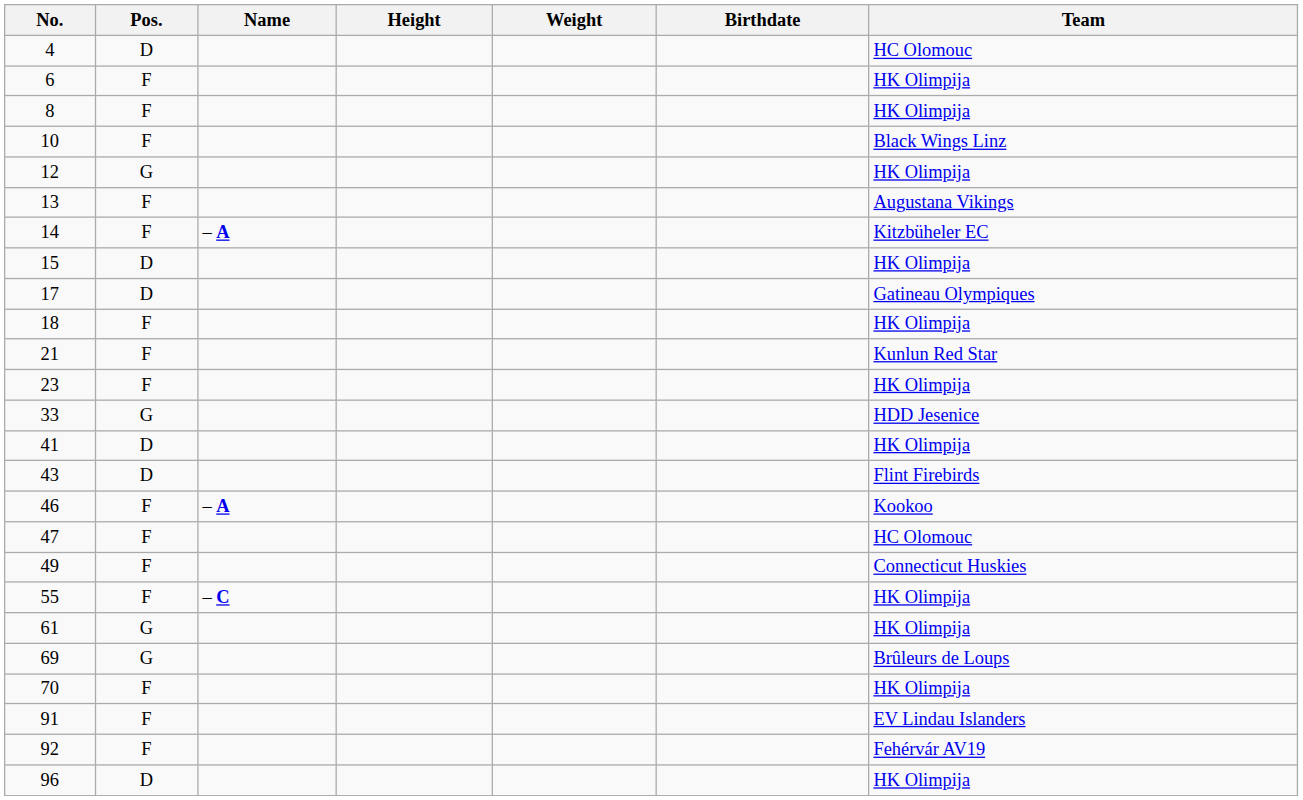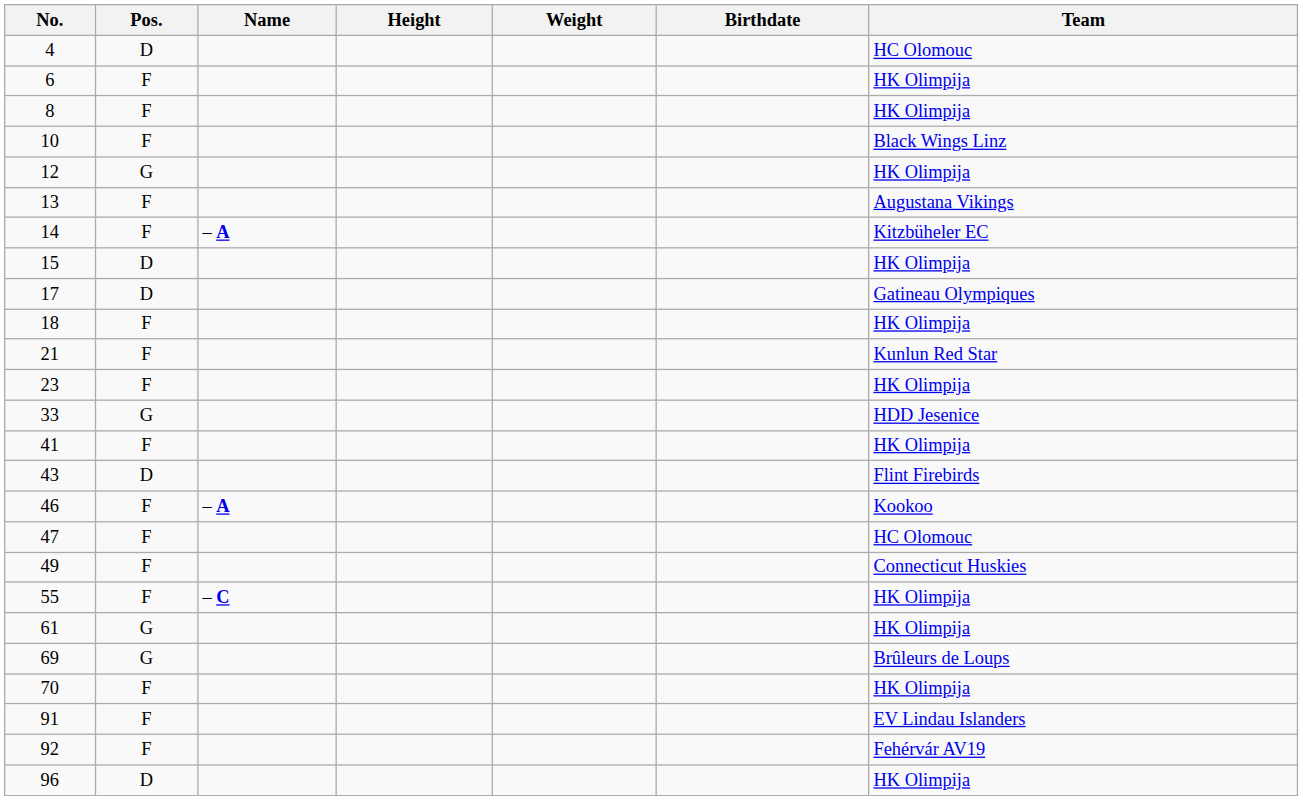(146, 445) D -> (146, 445) F
